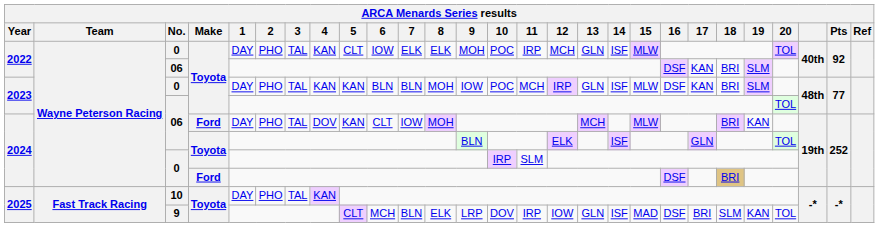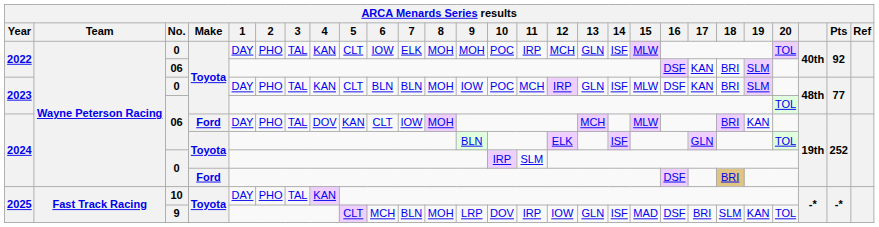(441, 50) ELK -> (441, 50) MOH
(353, 86) KAN -> (353, 86) CLT
(441, 214) ELK -> (441, 214) MOH
